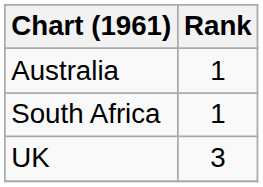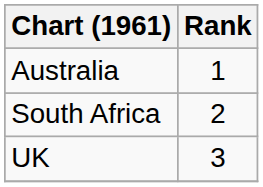(218, 114) 1 -> (218, 114) 2
